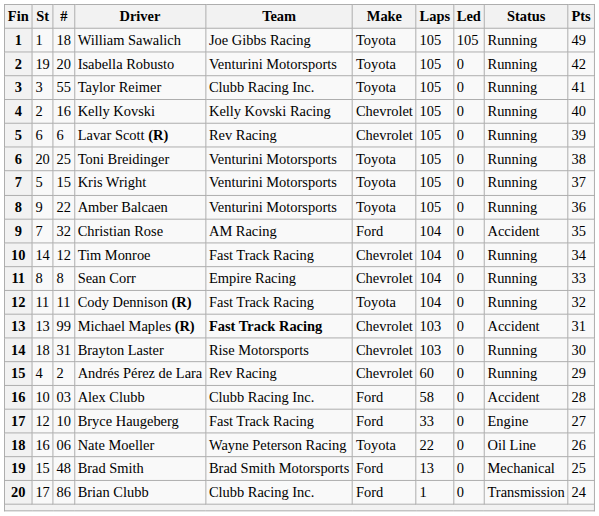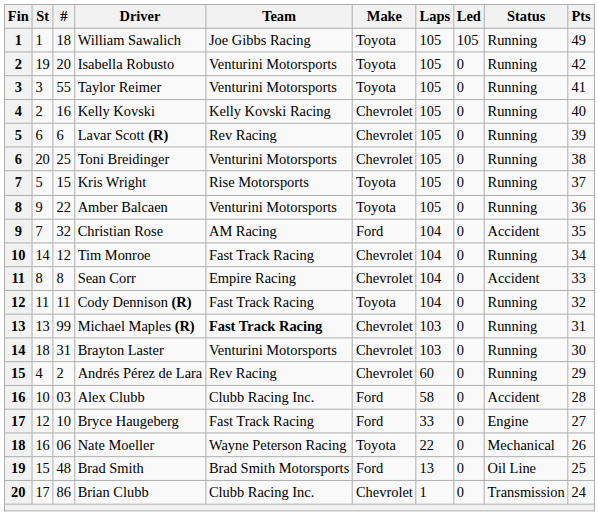(262, 88) Clubb Racing Inc. -> (273, 88) Venturini Motorsports
(376, 159) Toyota -> (384, 159) Chevrolet
(273, 183) Venturini Motorsports -> (259, 183) Rise Motorsports
(512, 278) Running -> (514, 278) Accident
(514, 326) Accident -> (512, 326) Running
(259, 349) Rise Motorsports -> (273, 349) Venturini Motorsports
(512, 445) Oil Line -> (521, 445) Mechanical
(521, 468) Mechanical -> (512, 468) Oil Line
(370, 492) Ford -> (384, 492) Chevrolet
